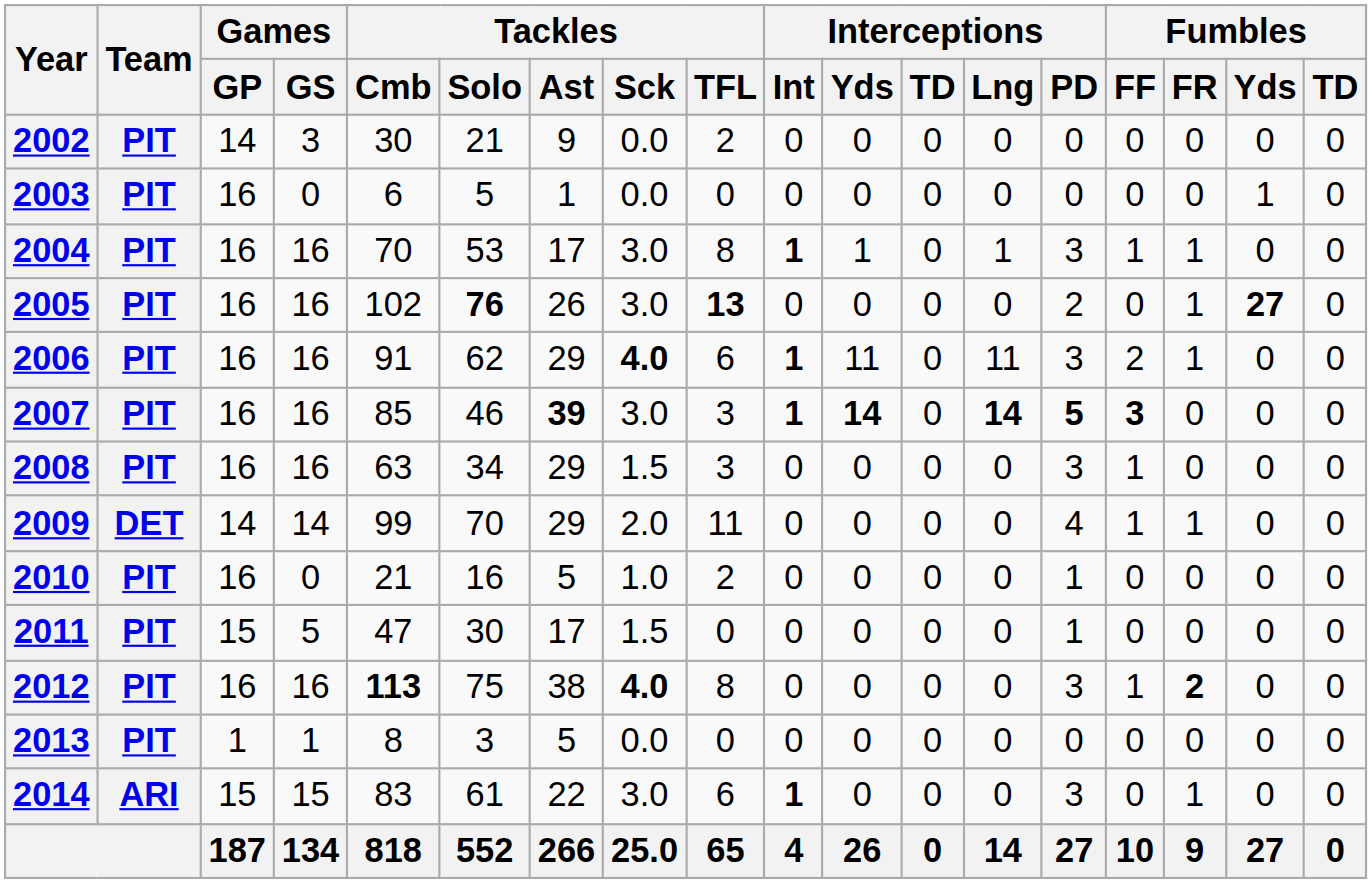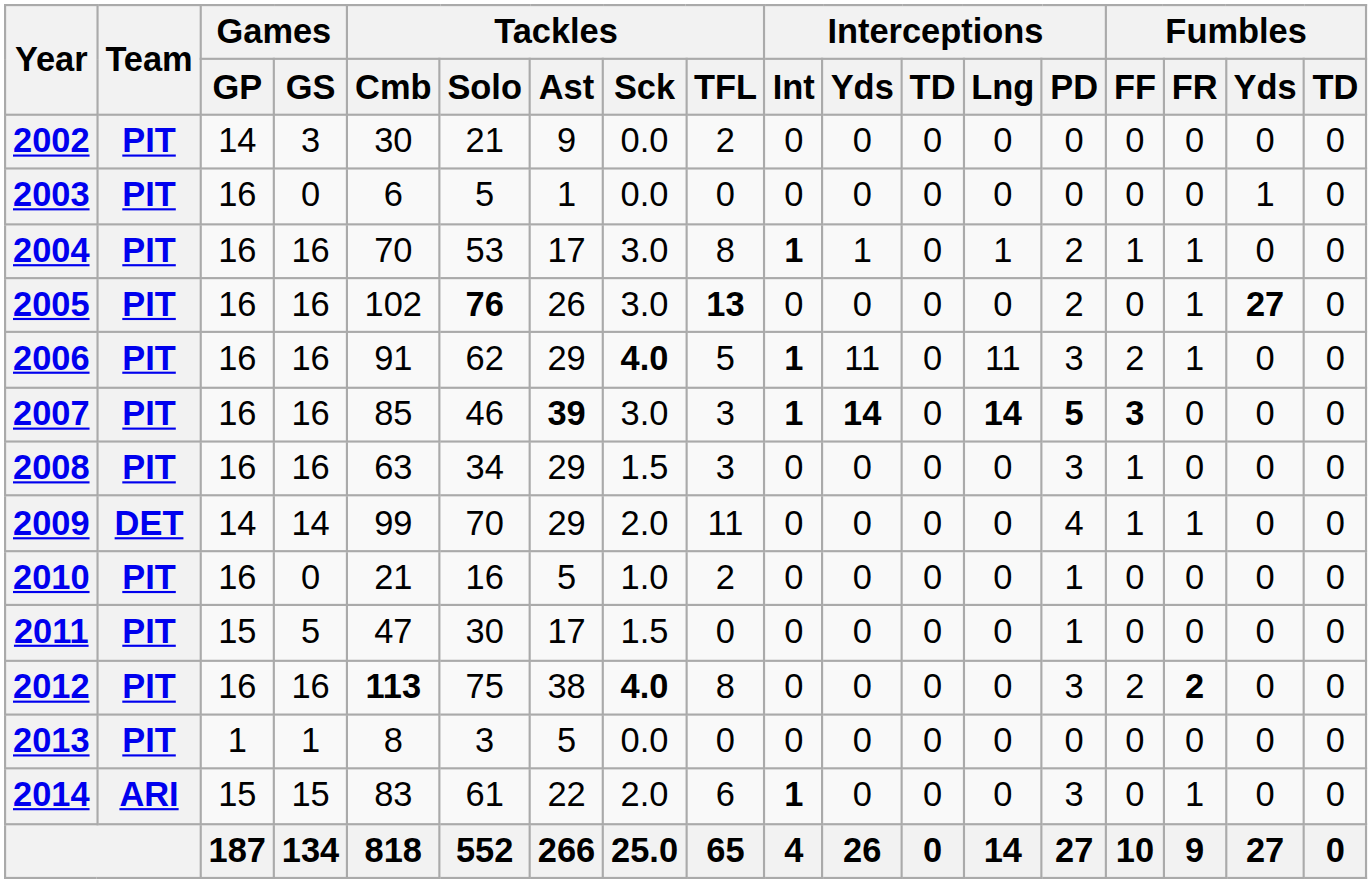(1074, 250) 3 -> (1074, 250) 2
(725, 359) 6 -> (725, 359) 5
(1135, 686) 1 -> (1135, 686) 2
(645, 795) 3.0 -> (645, 795) 2.0
